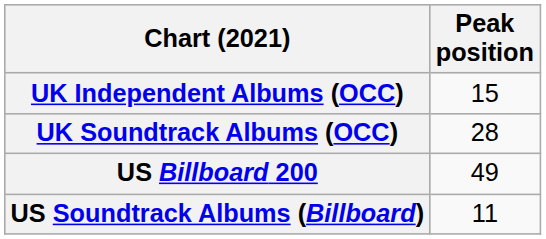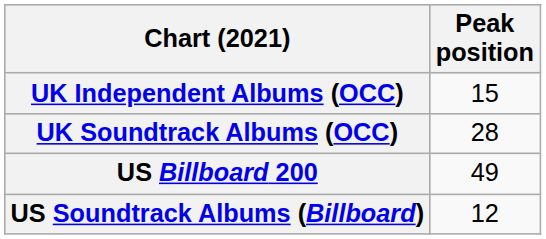(485, 213) 11 -> (485, 213) 12
